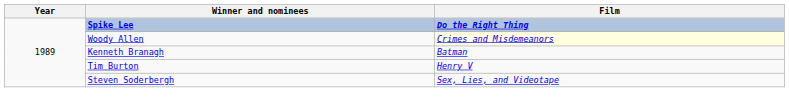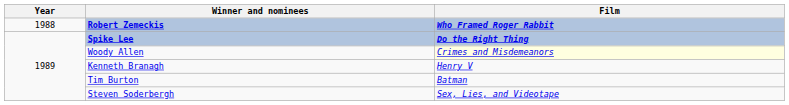+ row: (126, 25)
(452, 53) Batman -> (455, 66) Henry V
(455, 66) Henry V -> (452, 80) Batman
